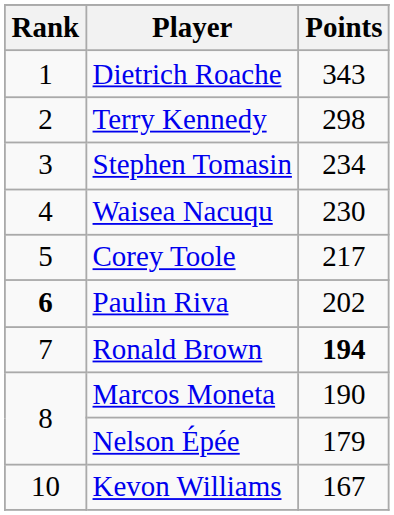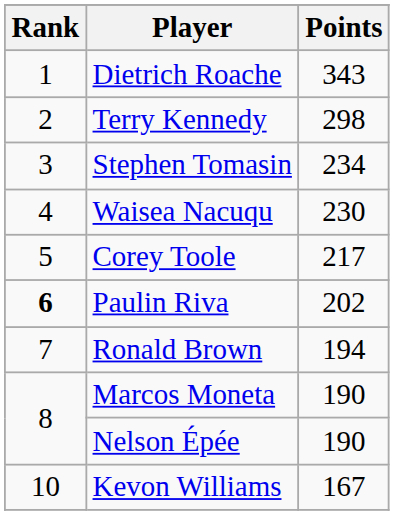(344, 348) bold -> (344, 348) normal
(344, 440) 179 -> (344, 440) 190
